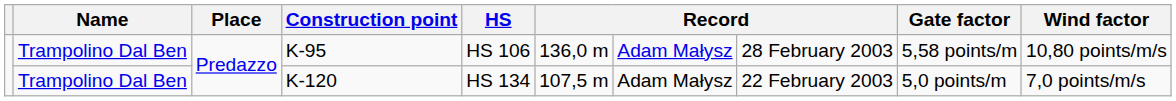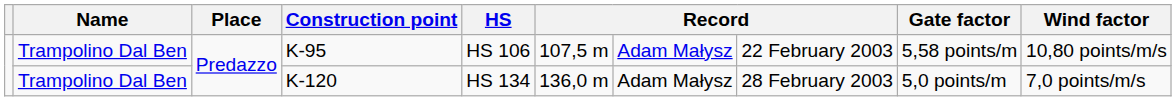(574, 50) 136,0 m -> (574, 50) 107,5 m
(817, 50) 28 February 2003 -> (817, 50) 22 February 2003
(574, 80) 107,5 m -> (574, 80) 136,0 m
(817, 80) 22 February 2003 -> (817, 80) 28 February 2003
